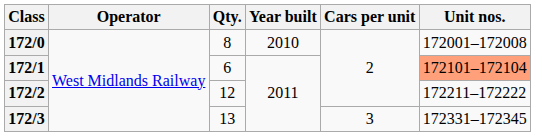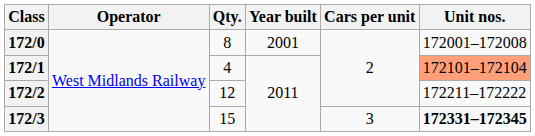(283, 42) 2010 -> (283, 42) 2001
(227, 67) 6 -> (227, 67) 4
(227, 118) 13 -> (227, 118) 15
(475, 118) normal -> (475, 118) bold
